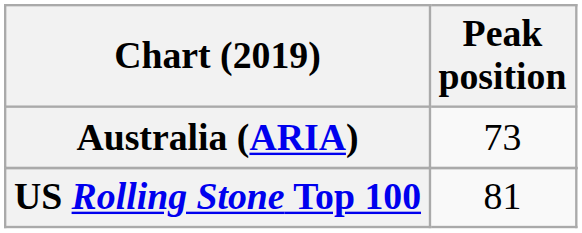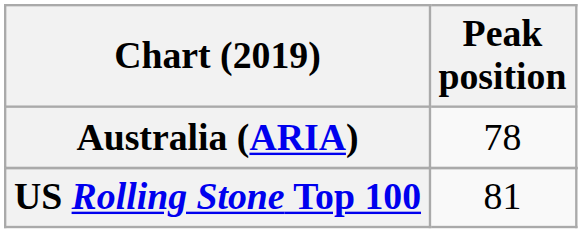(502, 136) 73 -> (502, 136) 78
